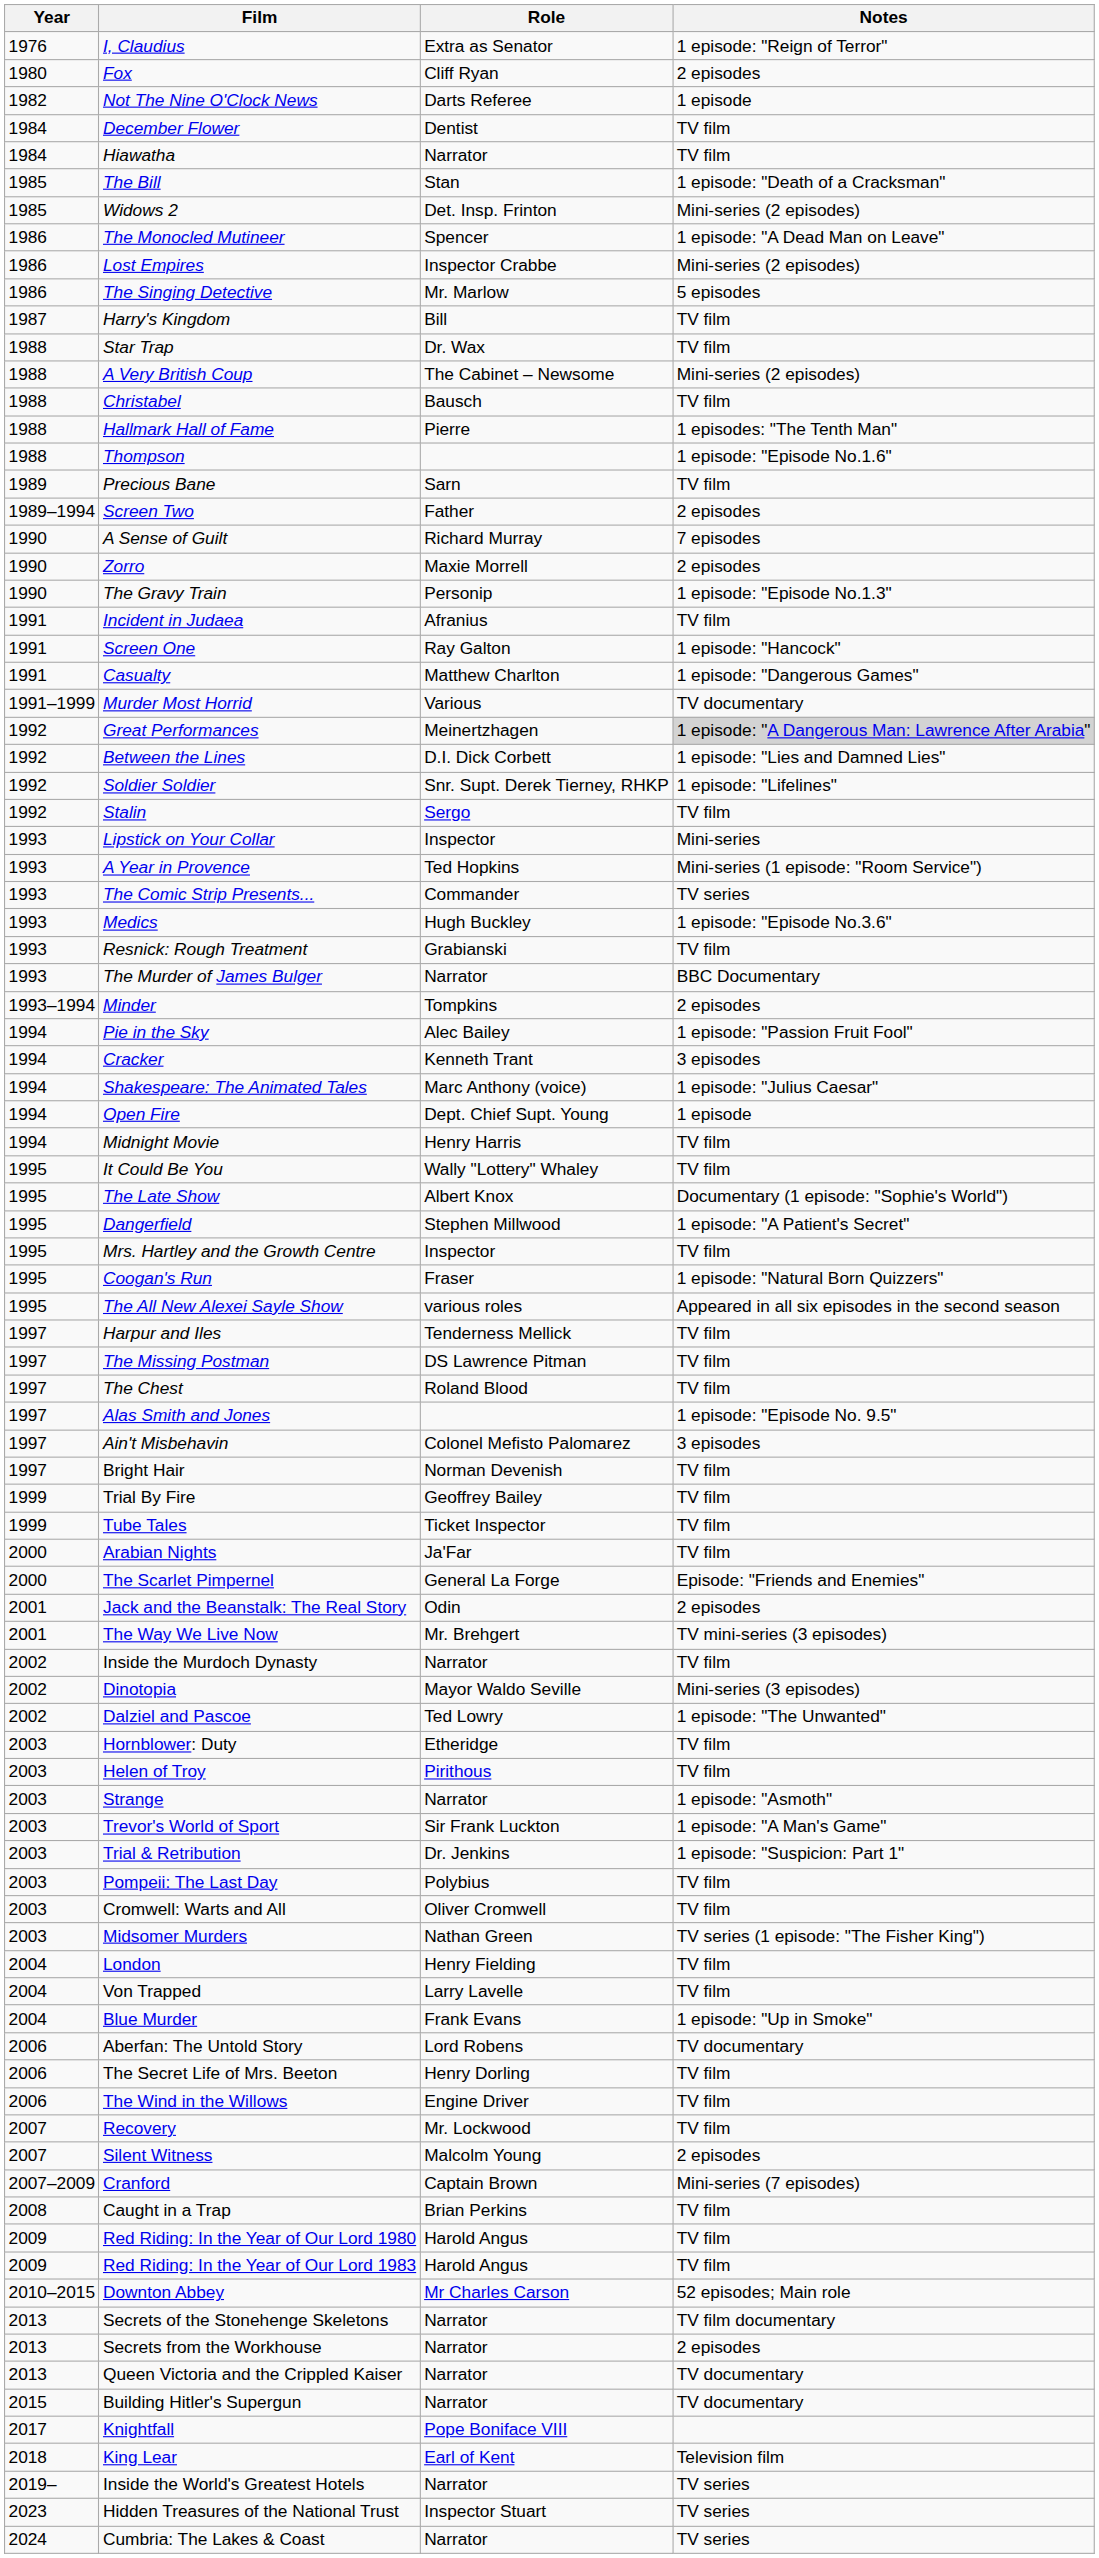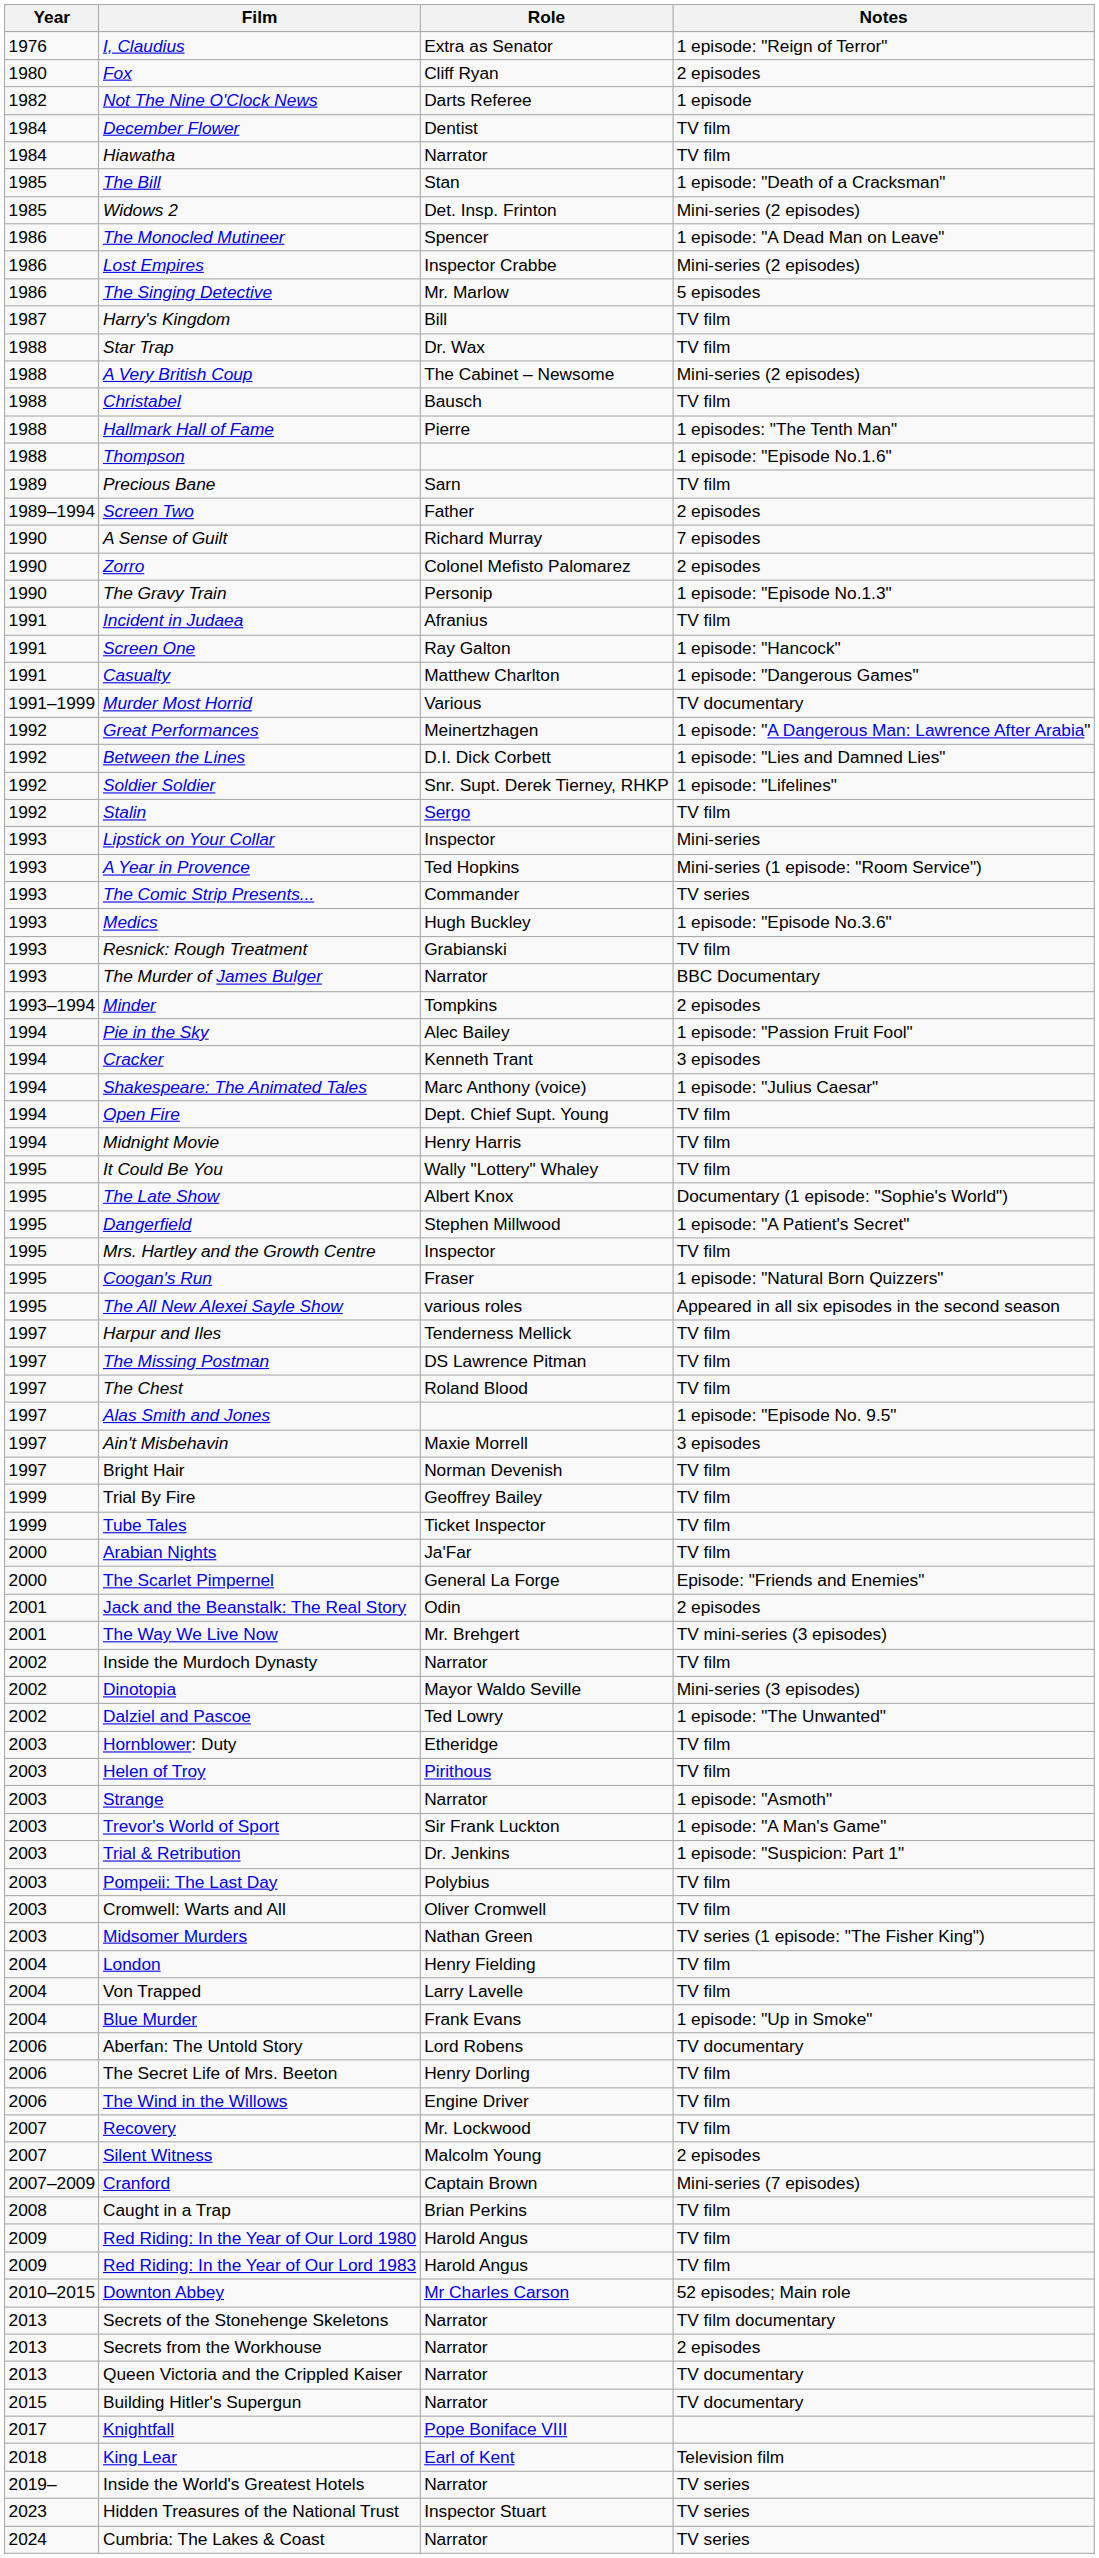(476, 566) Maxie Morrell -> (527, 566) Colonel Mefisto Palomarez
(884, 730) lightgrey background -> (884, 730) no background
(714, 1114) 1 episode -> (704, 1114) TV film
(527, 1443) Colonel Mefisto Palomarez -> (476, 1443) Maxie Morrell
